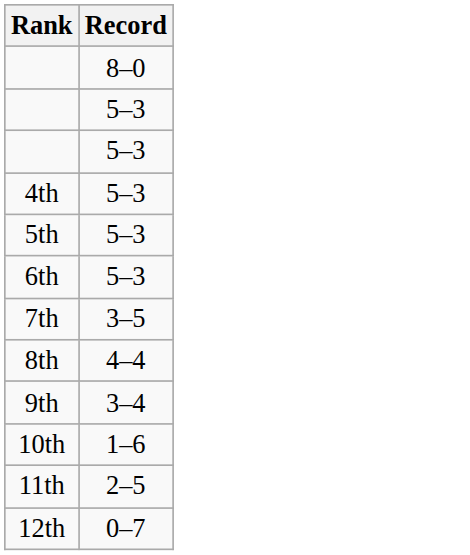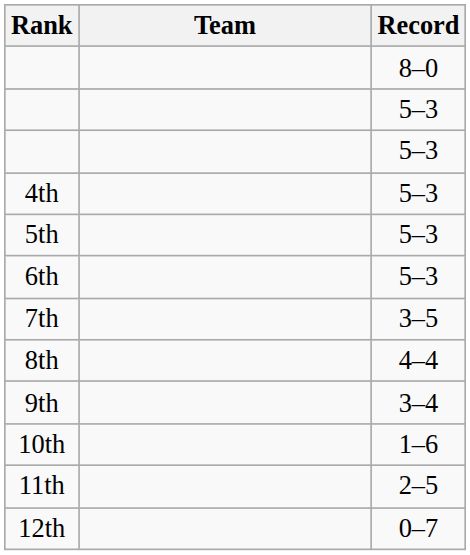+ column: (225, 25)
